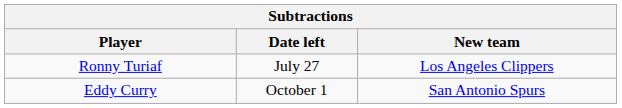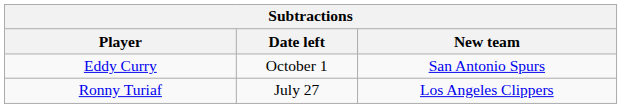rows swapped: (120, 66) <-> (120, 90)
